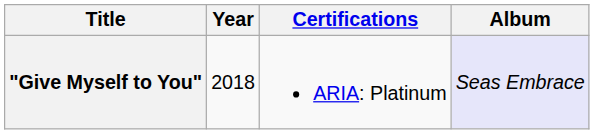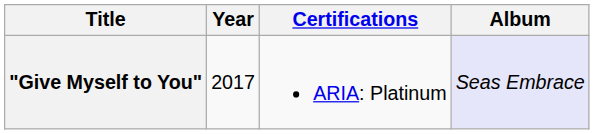(233, 82) 2018 -> (233, 82) 2017
